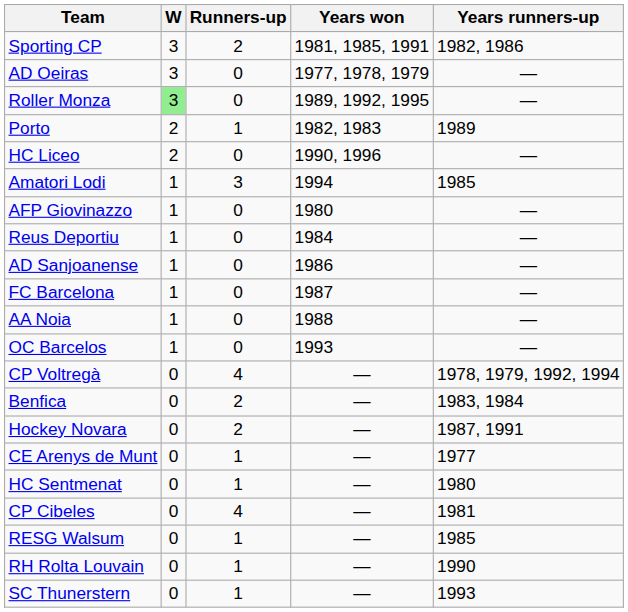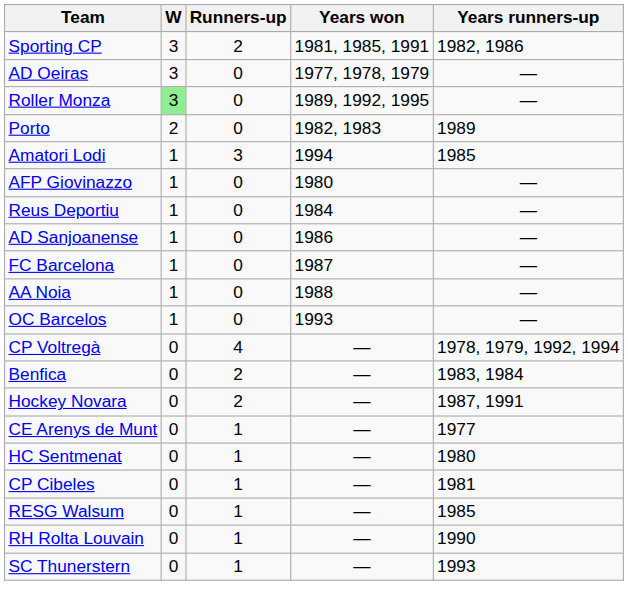(238, 127) 1 -> (238, 127) 0
- row: (44, 155)
(238, 511) 4 -> (238, 484) 1
